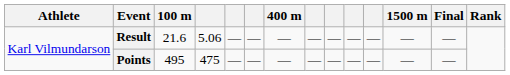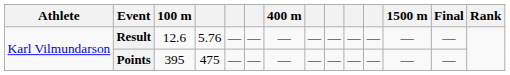(174, 38) 21.6 -> (174, 38) 12.6
(210, 38) 5.06 -> (210, 38) 5.76
(174, 60) 495 -> (174, 60) 395
